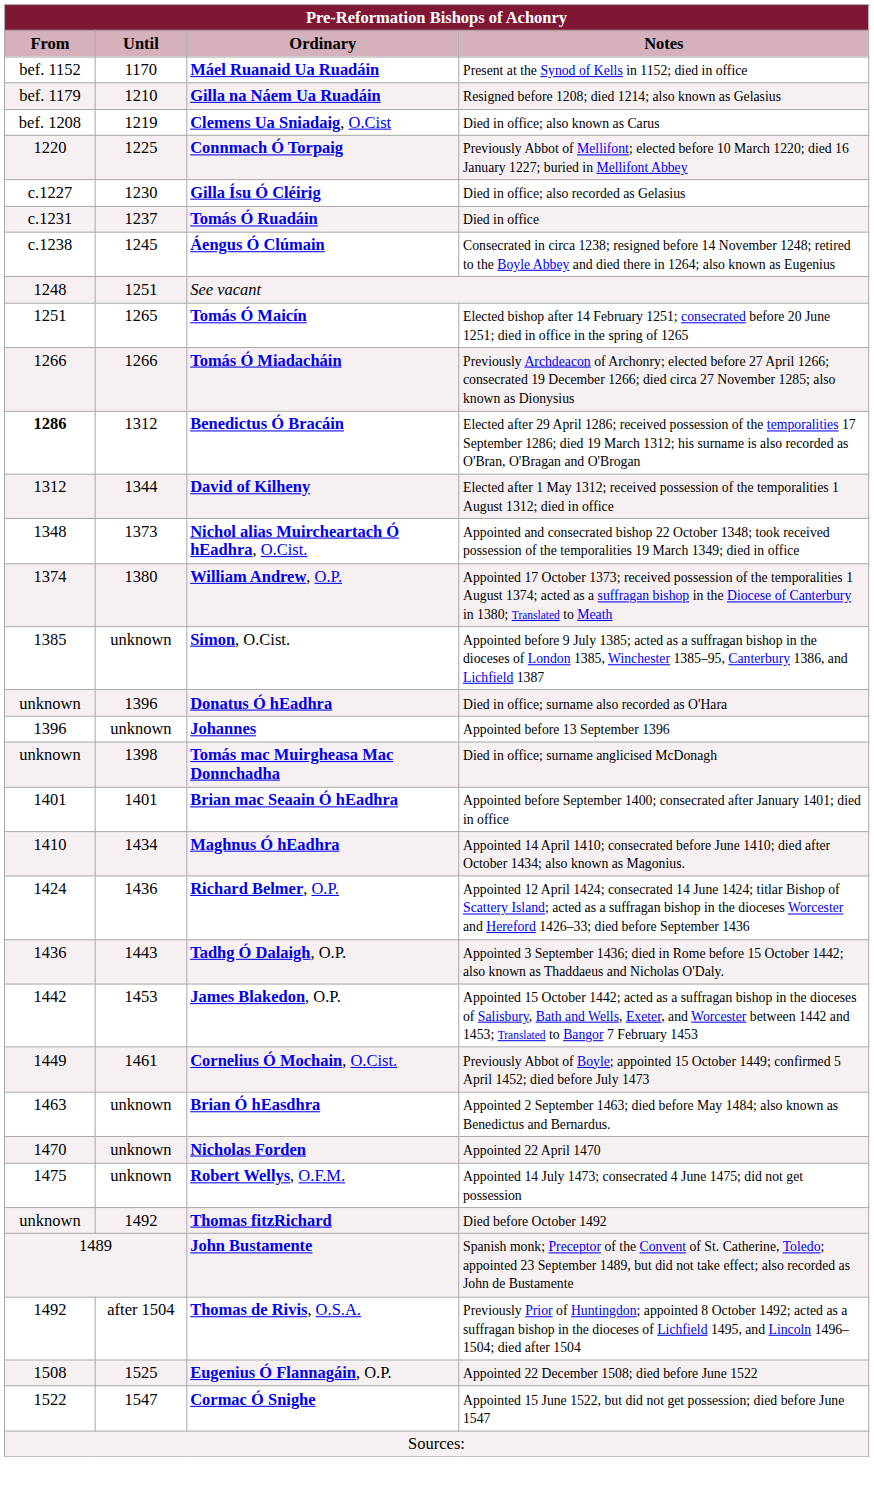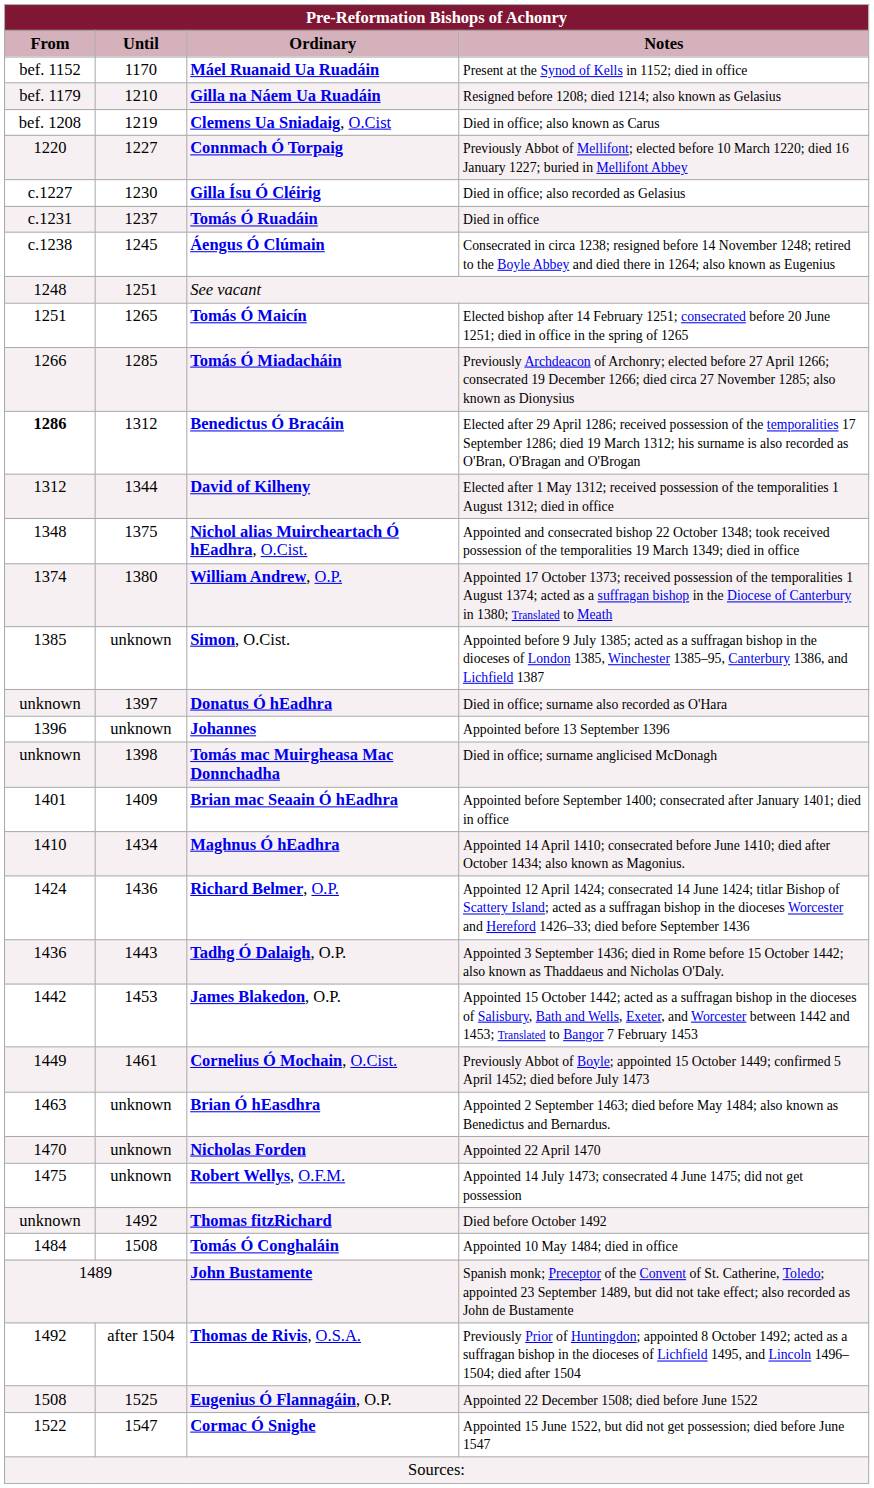(141, 148) 1225 -> (141, 148) 1227
(141, 360) 1266 -> (141, 360) 1285
(141, 531) 1373 -> (141, 531) 1375
(141, 702) 1396 -> (141, 702) 1397
(141, 799) 1401 -> (141, 799) 1409
+ row: (265, 1246)
